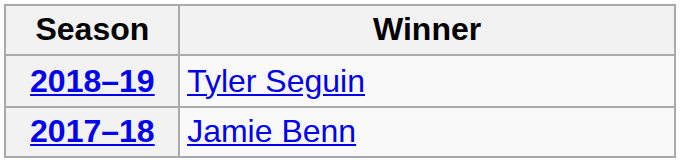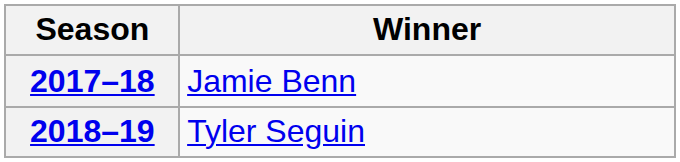rows swapped: (92, 131) <-> (92, 80)
